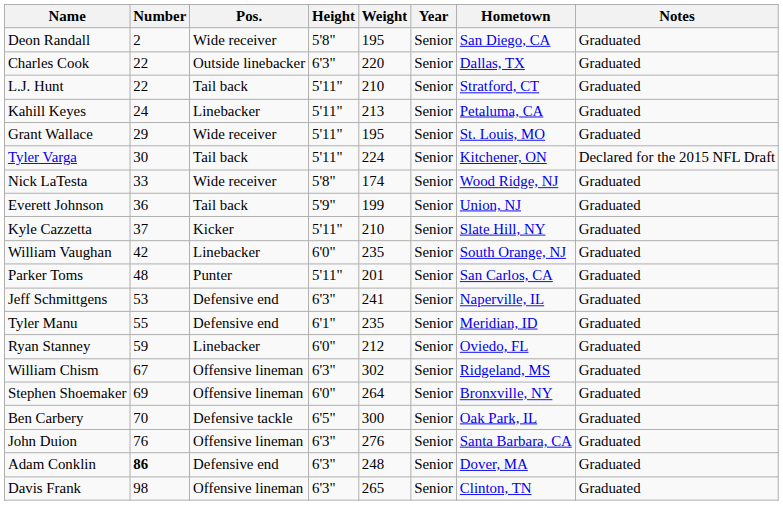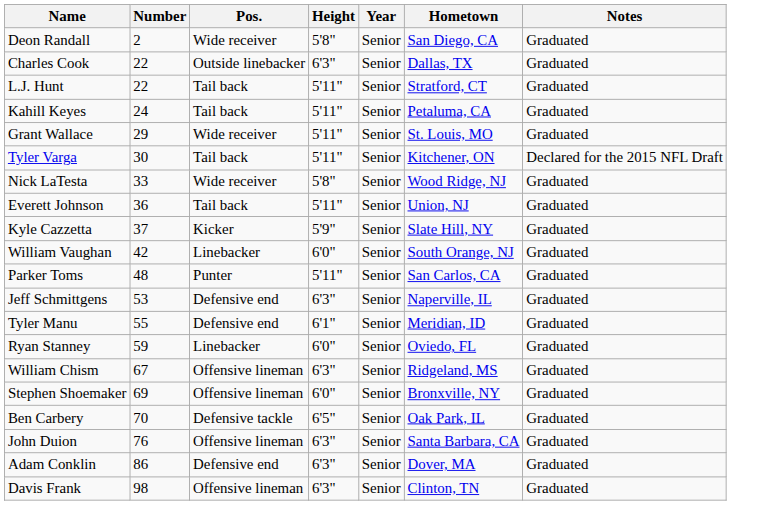- column: (385, 16)
(227, 110) Linebacker -> (220, 110) Tail back
(324, 205) 5'9" -> (327, 205) 5'11"
(327, 228) 5'11" -> (324, 228) 5'9"
(141, 464) bold -> (141, 464) normal
